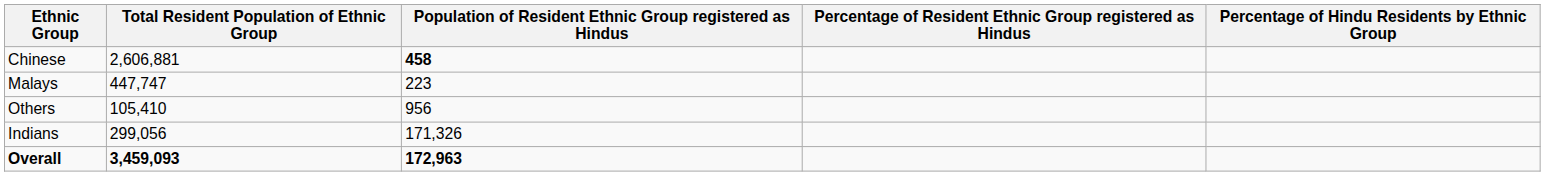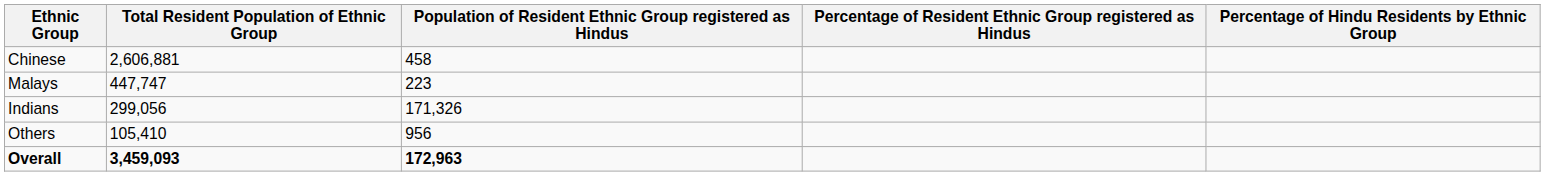(418, 59) bold -> (418, 59) normal
rows swapped: (33, 134) <-> (32, 109)
